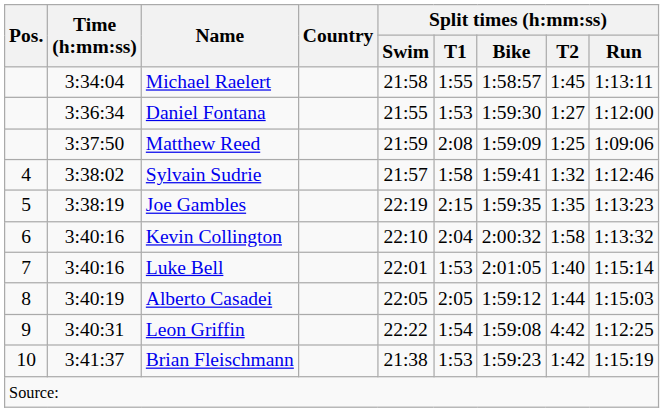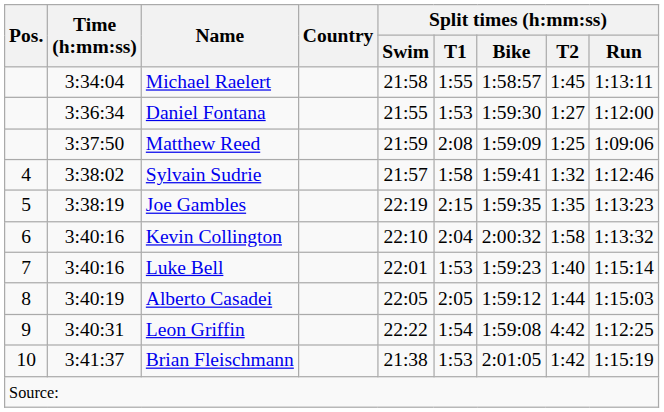(512, 267) 2:01:05 -> (512, 267) 1:59:23
(512, 360) 1:59:23 -> (512, 360) 2:01:05
